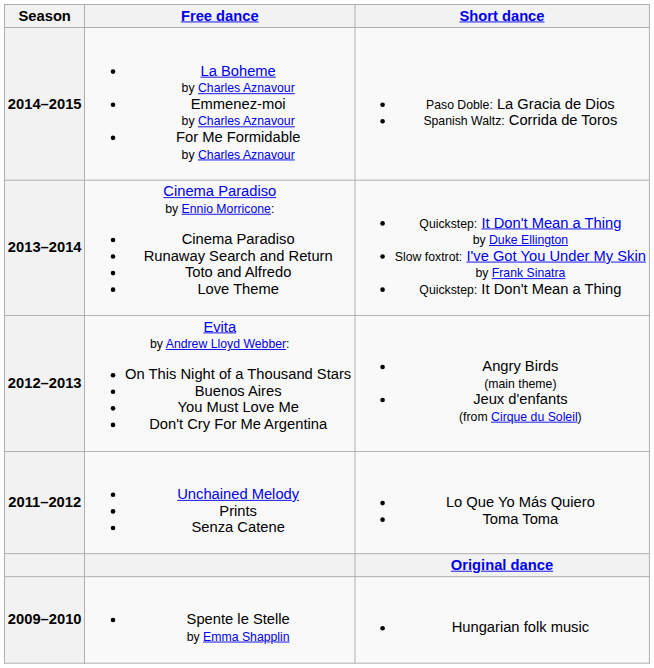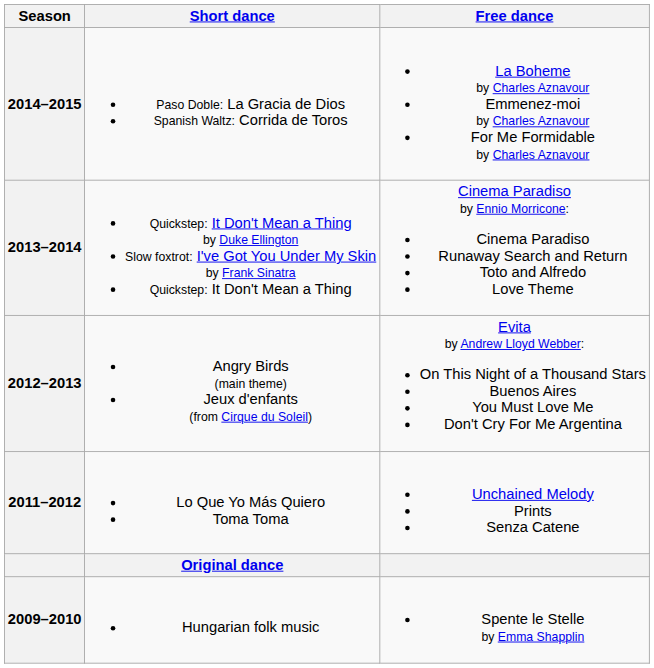columns swapped: (502, 16) <-> (220, 16)
